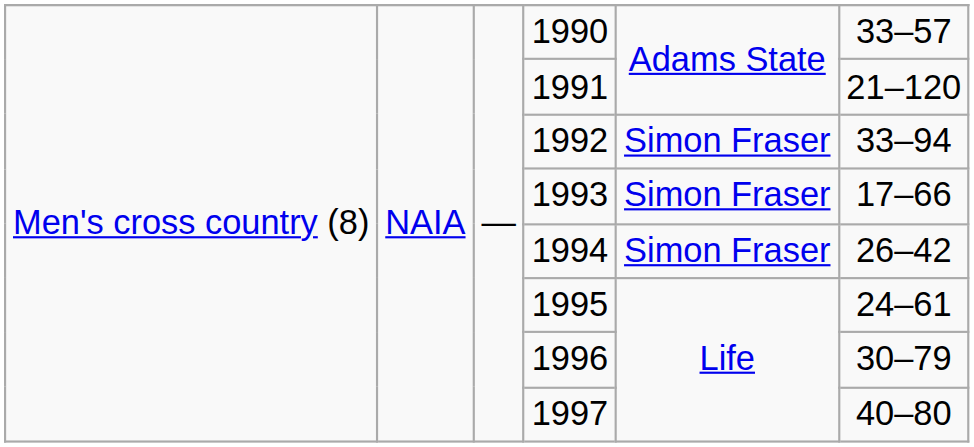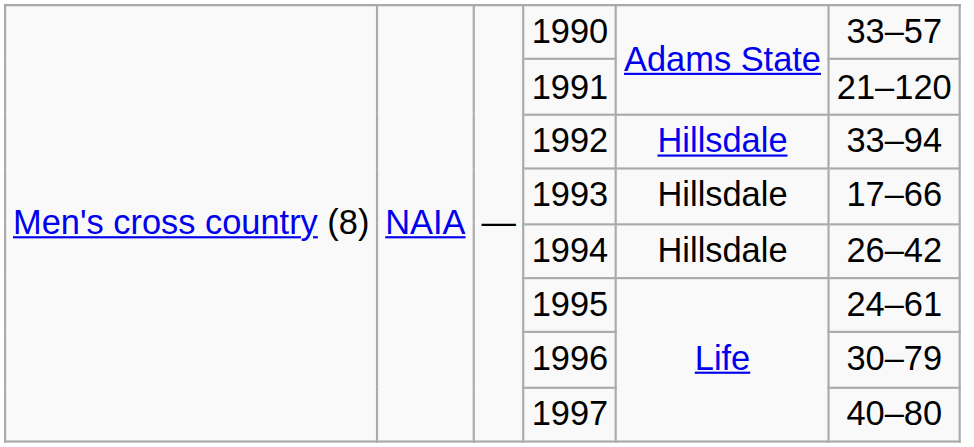(727, 140) Simon Fraser -> (723, 140) Hillsdale
(727, 195) Simon Fraser -> (723, 195) Hillsdale
(727, 250) Simon Fraser -> (723, 250) Hillsdale
